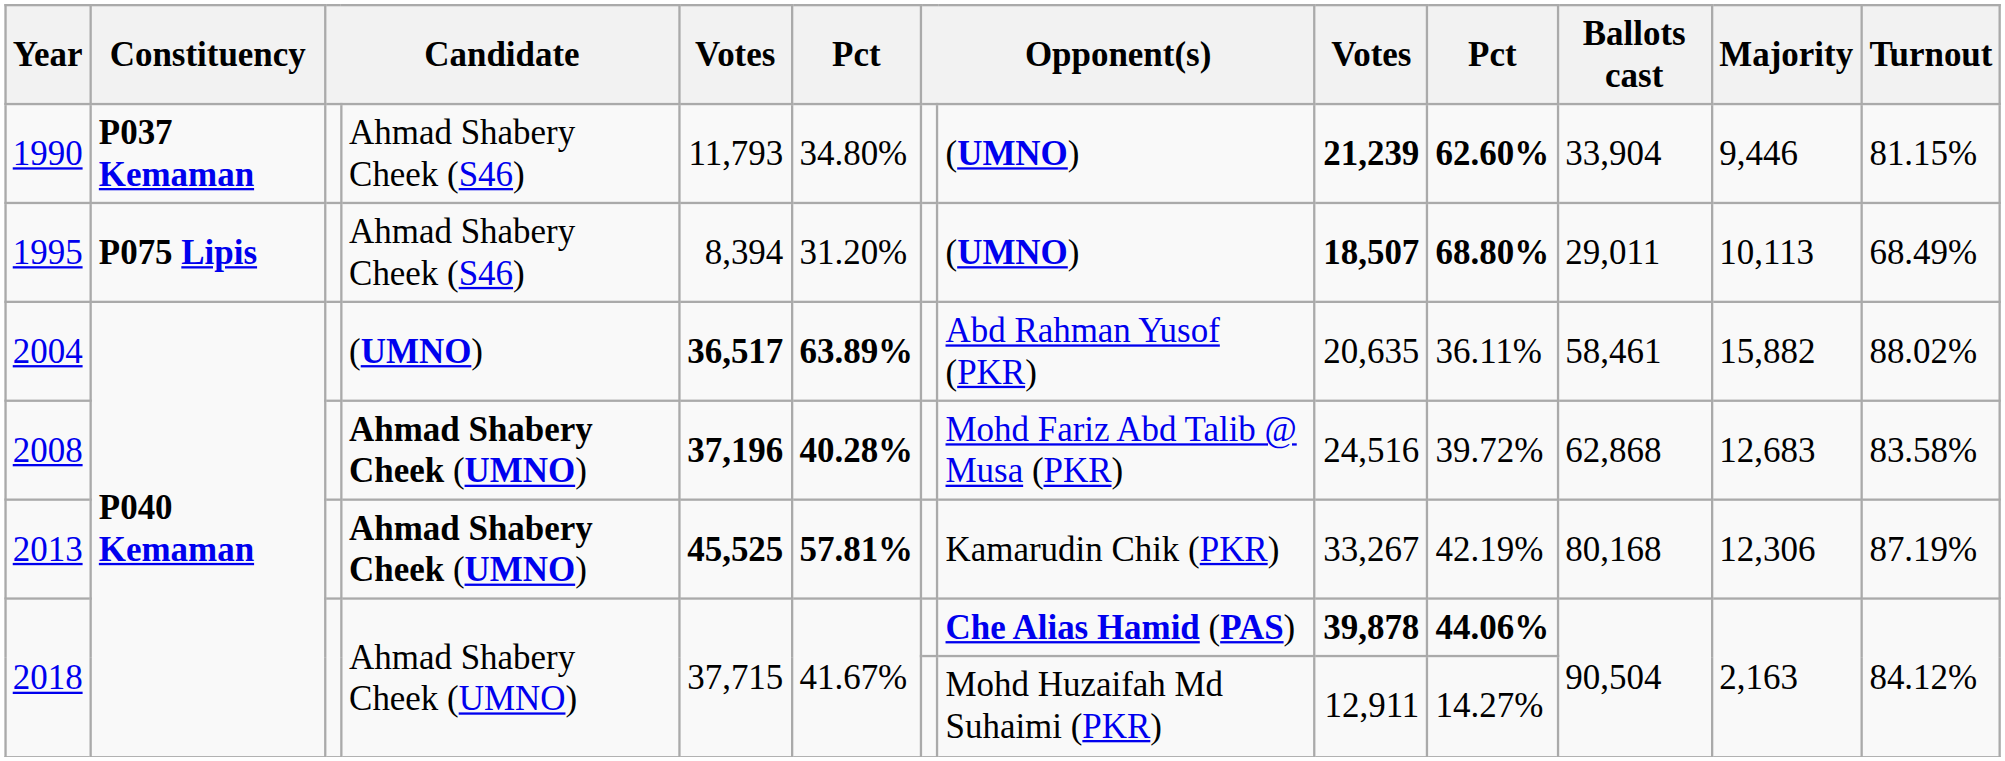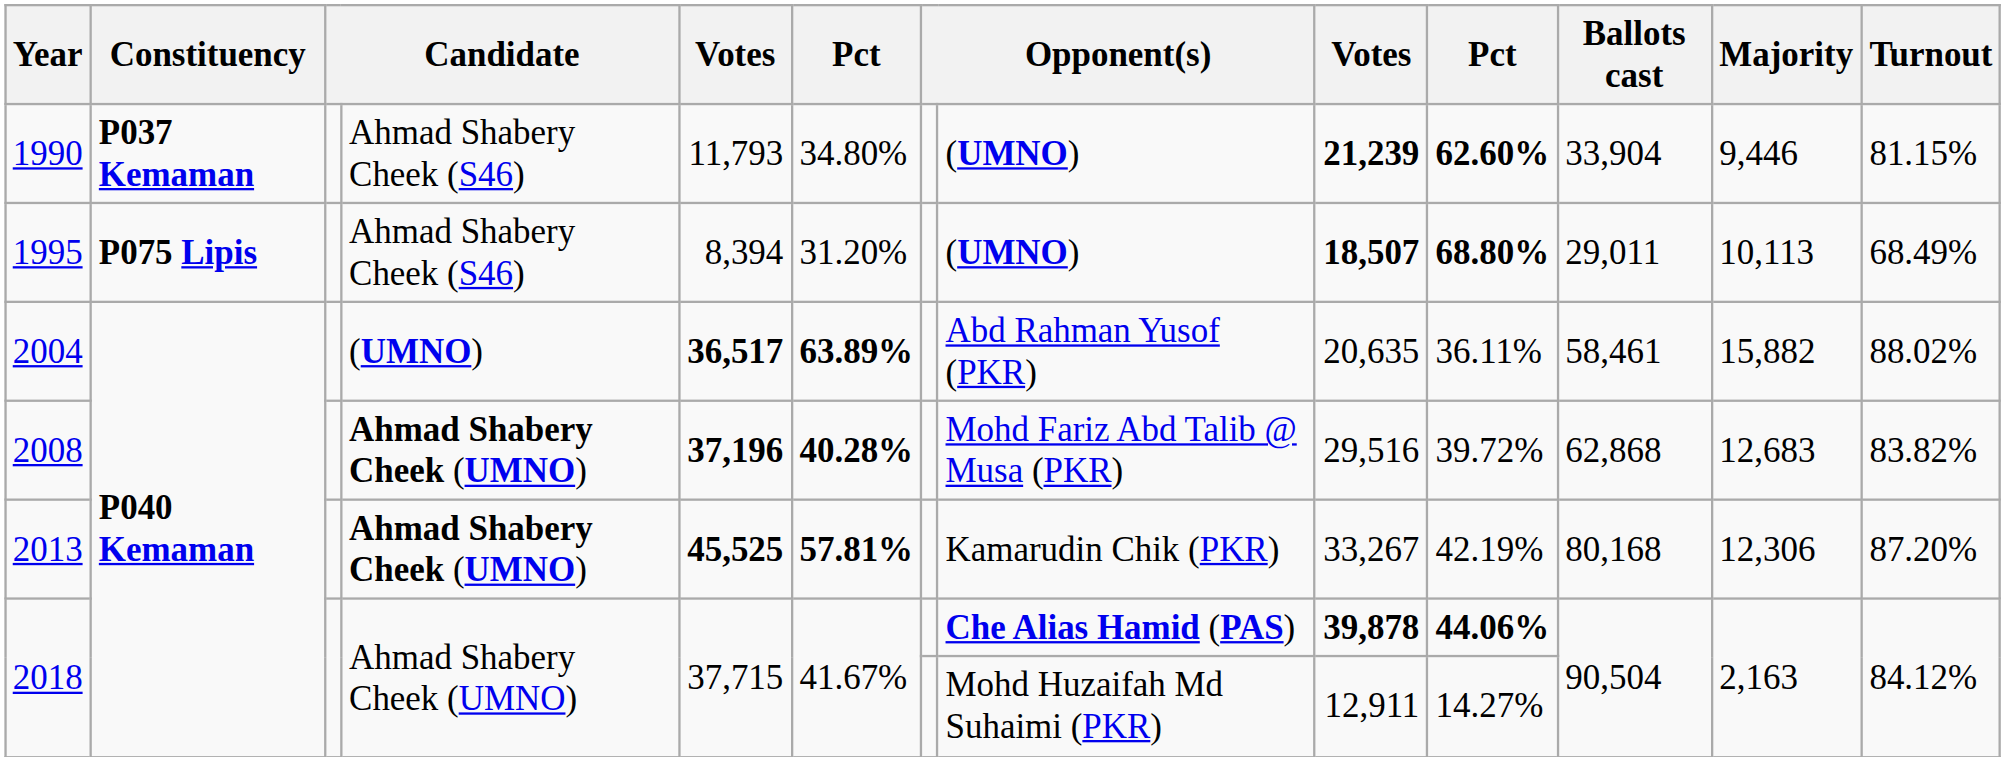(1371, 450) 24,516 -> (1371, 450) 29,516
(1923, 450) 83.58% -> (1923, 450) 83.82%
(1923, 549) 87.19% -> (1923, 549) 87.20%
